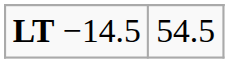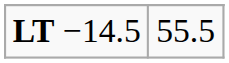(186, 31) 54.5 -> (186, 31) 55.5
